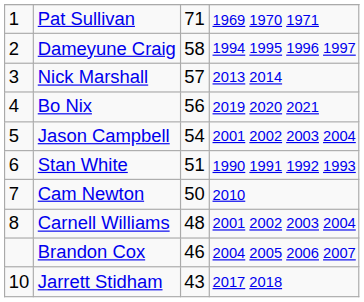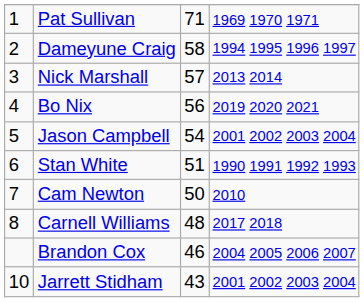(284, 223) 2001 2002 2003 2004 -> (247, 223) 2017 2018
(247, 282) 2017 2018 -> (284, 282) 2001 2002 2003 2004
